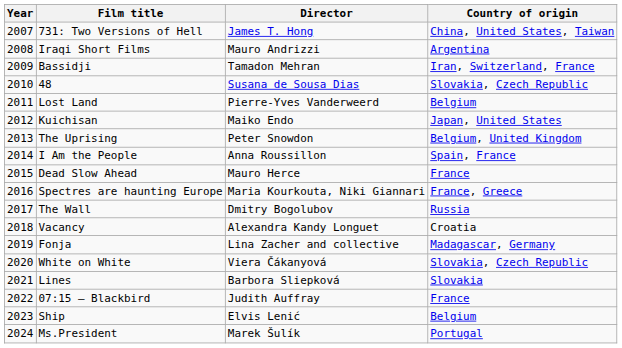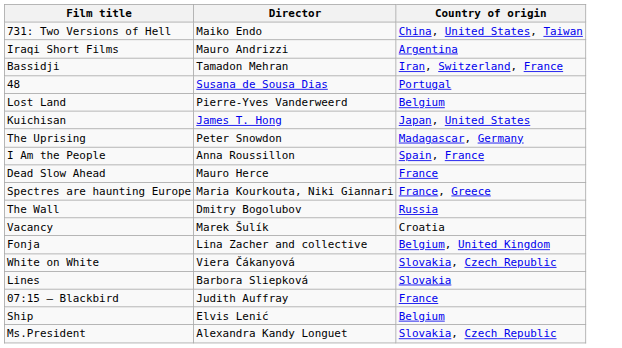- column: (20, 13)
(271, 31) James T. Hong -> (229, 31) Maiko Endo
(509, 85) Slovakia, Czech Republic -> (425, 85) Portugal
(261, 120) Maiko Endo -> (239, 120) James T. Hong
(506, 138) Belgium, United Kingdom -> (461, 138) Madagascar, Germany
(313, 227) Alexandra Kandy Longuet -> (232, 227) Marek Šulík
(493, 245) Madagascar, Germany -> (474, 245) Belgium, United Kingdom
(264, 334) Marek Šulík -> (282, 334) Alexandra Kandy Longuet
(457, 334) Portugal -> (478, 334) Slovakia, Czech Republic
